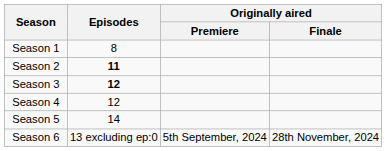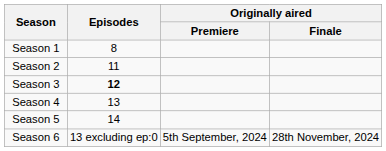(114, 66) bold -> (114, 66) normal
(114, 102) 12 -> (114, 102) 13
